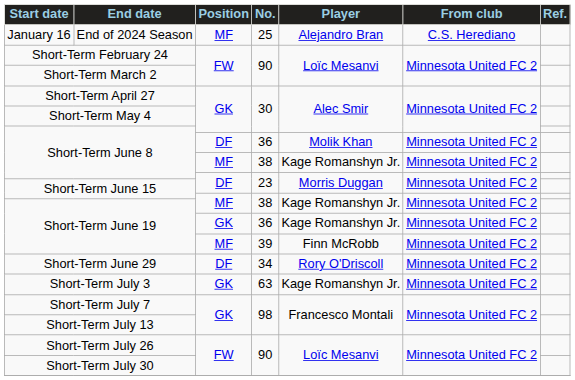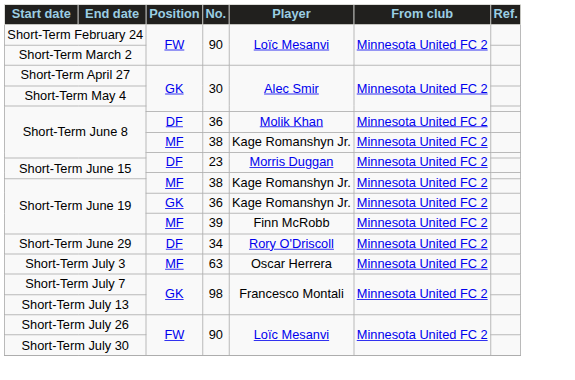- row: (39, 34)
(224, 284) GK -> (174, 264) MF
(341, 284) Kage Romanshyn Jr. -> (291, 264) Oscar Herrera
